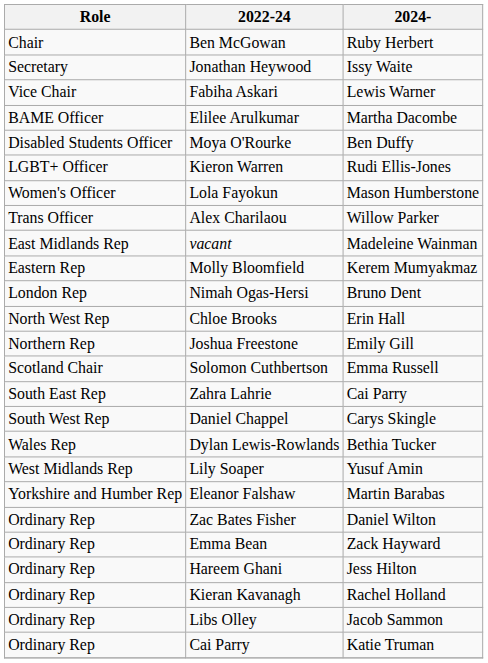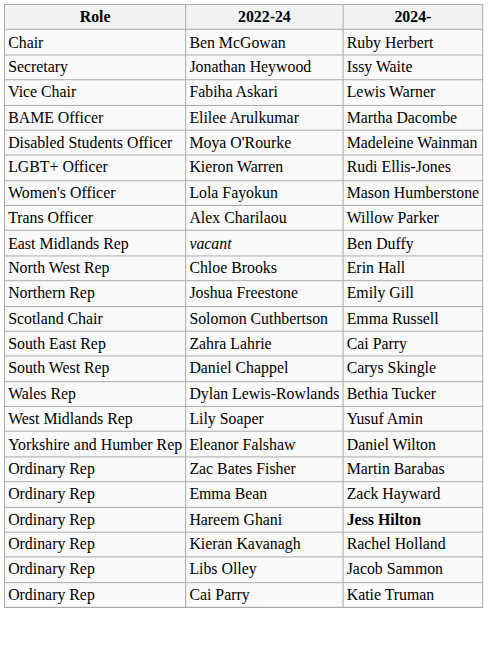(380, 142) Ben Duffy -> (412, 142) Madeleine Wainman
(412, 243) Madeleine Wainman -> (380, 243) Ben Duffy
- row: (247, 268)
- row: (249, 293)
(396, 494) Martin Barabas -> (391, 444) Daniel Wilton
(391, 519) Daniel Wilton -> (396, 469) Martin Barabas
(382, 569) normal -> (384, 519) bold
